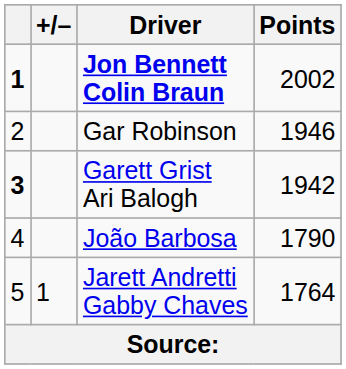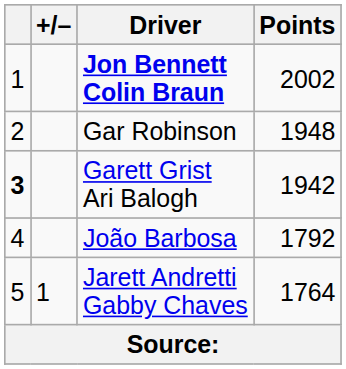(18, 78) bold -> (18, 78) normal
(308, 132) 1946 -> (308, 132) 1948
(308, 238) 1790 -> (308, 238) 1792
